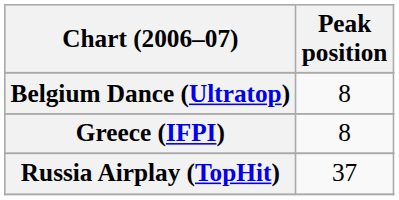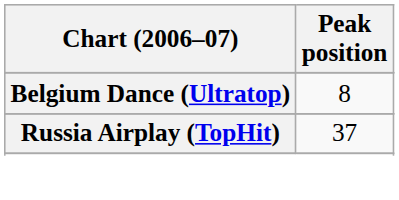- row: (150, 133)
